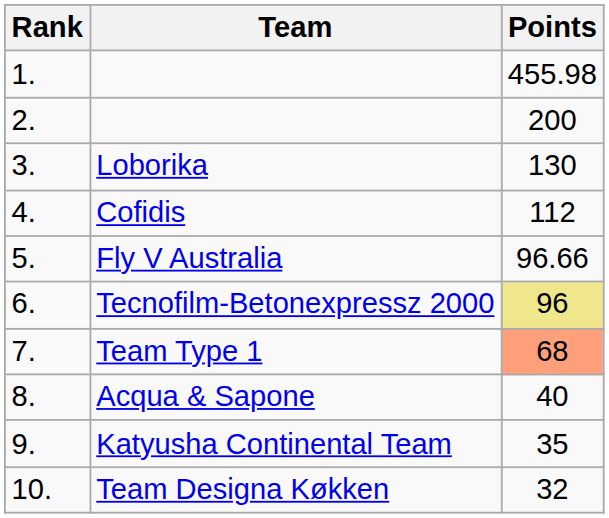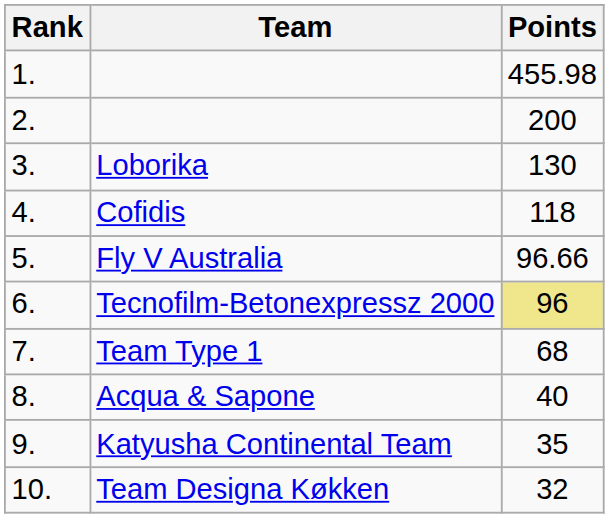(552, 212) 112 -> (552, 212) 118
(552, 350) lightsalmon background -> (552, 350) no background
